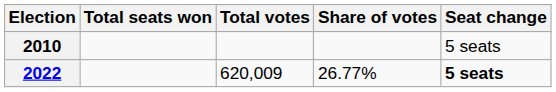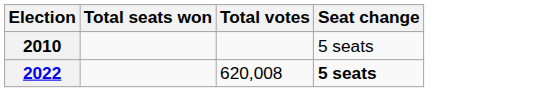- column: (377, 18)
(251, 73) 620,009 -> (251, 73) 620,008
